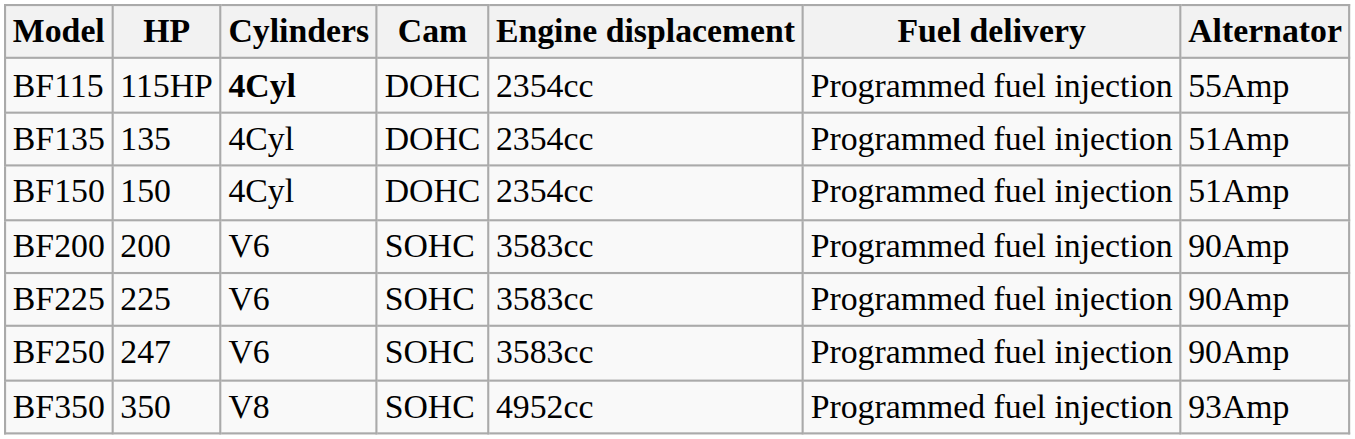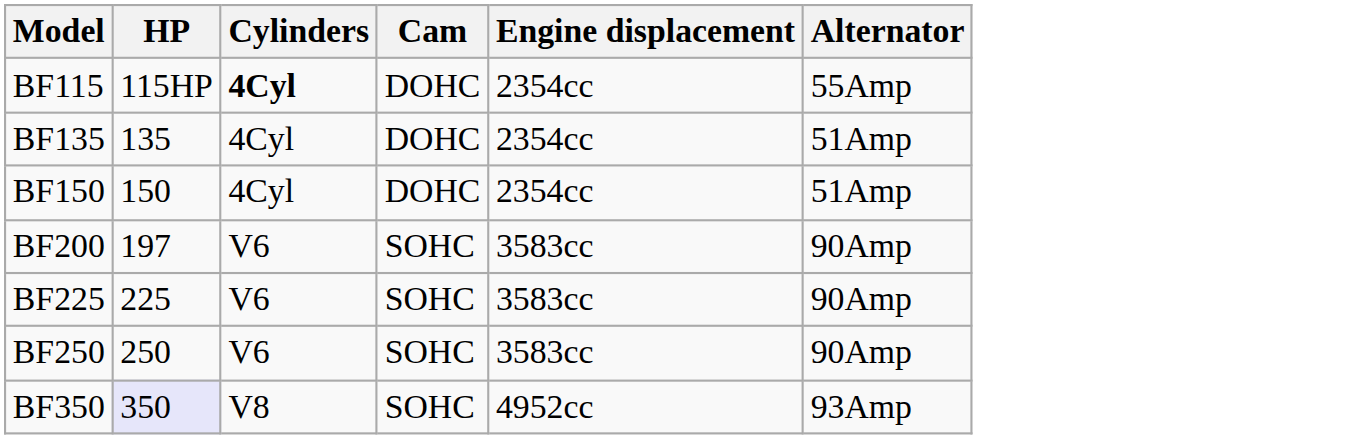- column: (992, 31)
(146, 245) 200 -> (146, 245) 197
(146, 352) 247 -> (146, 352) 250
(146, 406) no background -> (146, 406) lavender background
